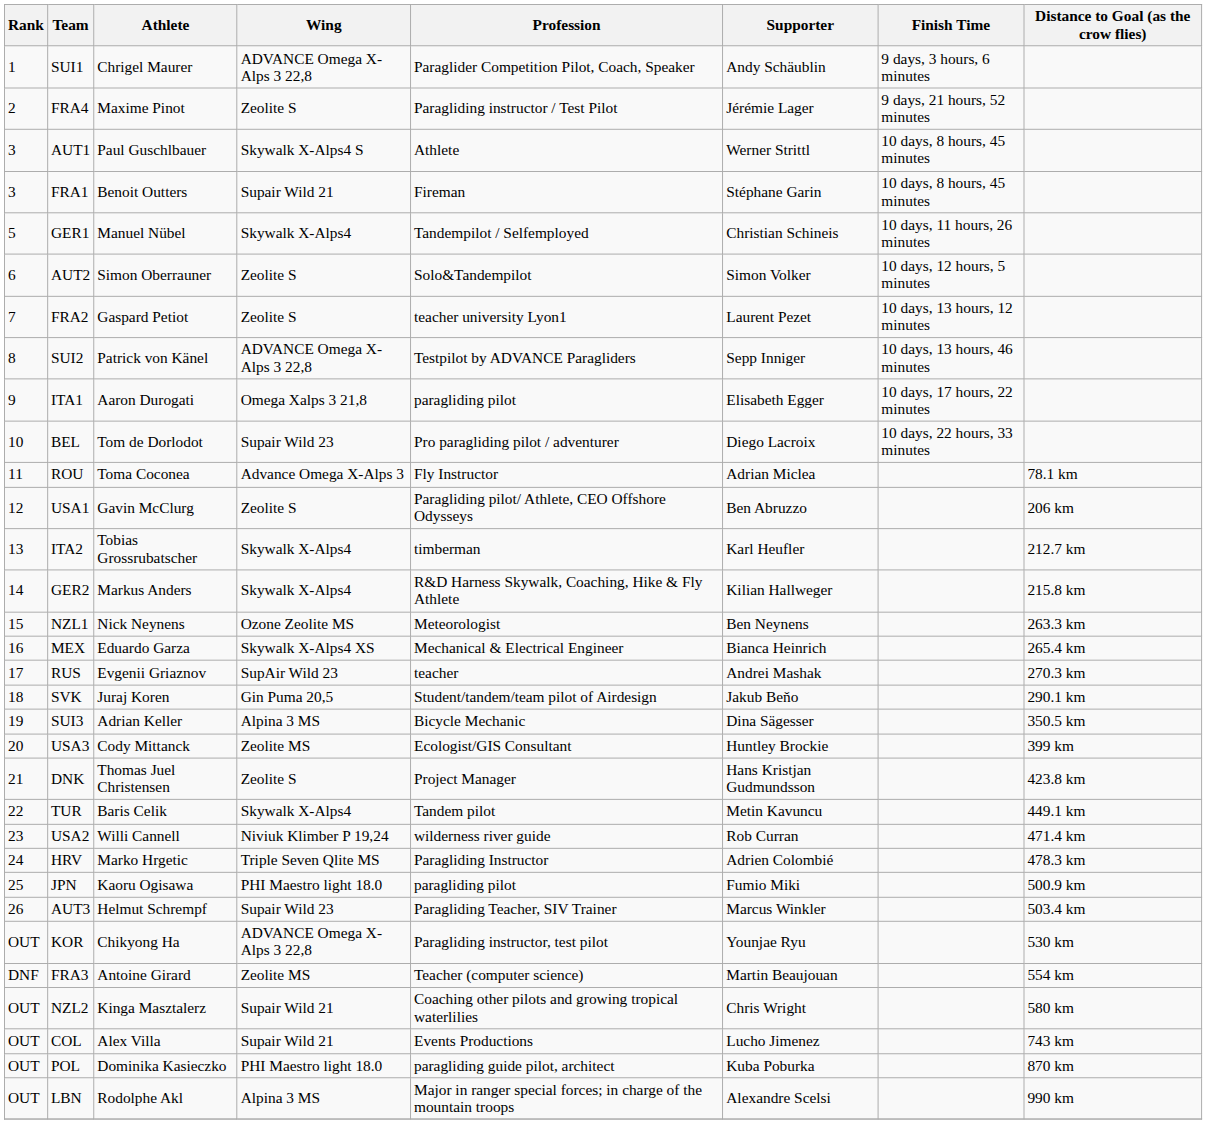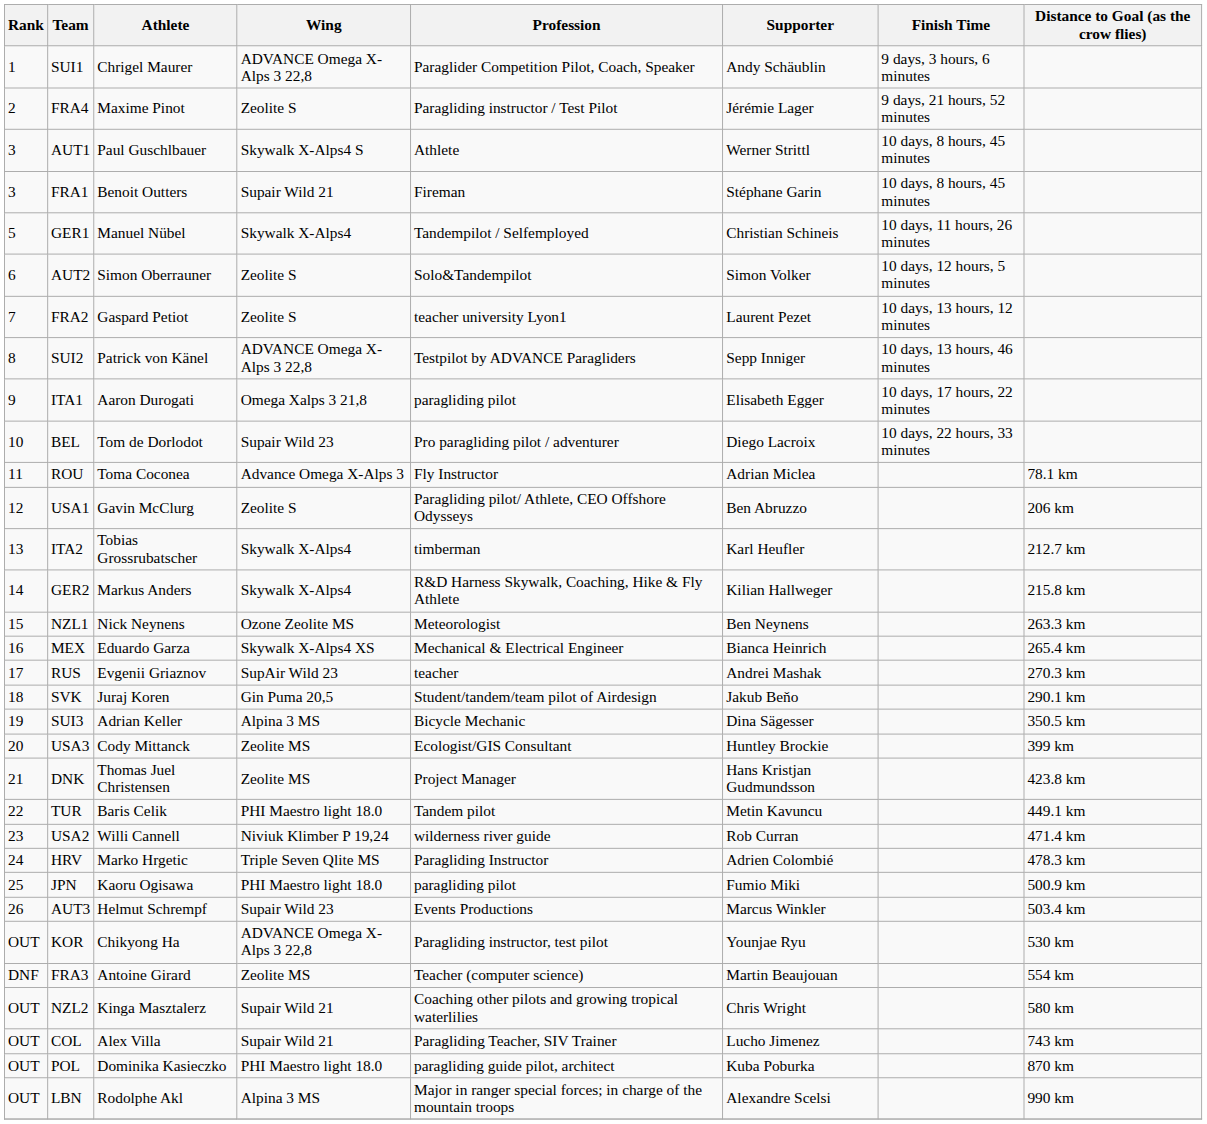(269, 778) Zeolite S -> (275, 778) Zeolite MS
(296, 811) Skywalk X-Alps4 -> (311, 811) PHI Maestro light 18.0
(515, 909) Paragliding Teacher, SIV Trainer -> (474, 909) Events Productions
(474, 1041) Events Productions -> (515, 1041) Paragliding Teacher, SIV Trainer
